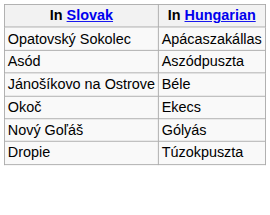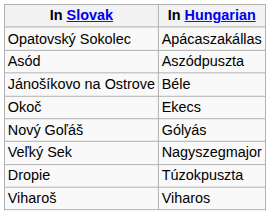+ row: (40, 152)
+ row: (32, 198)
